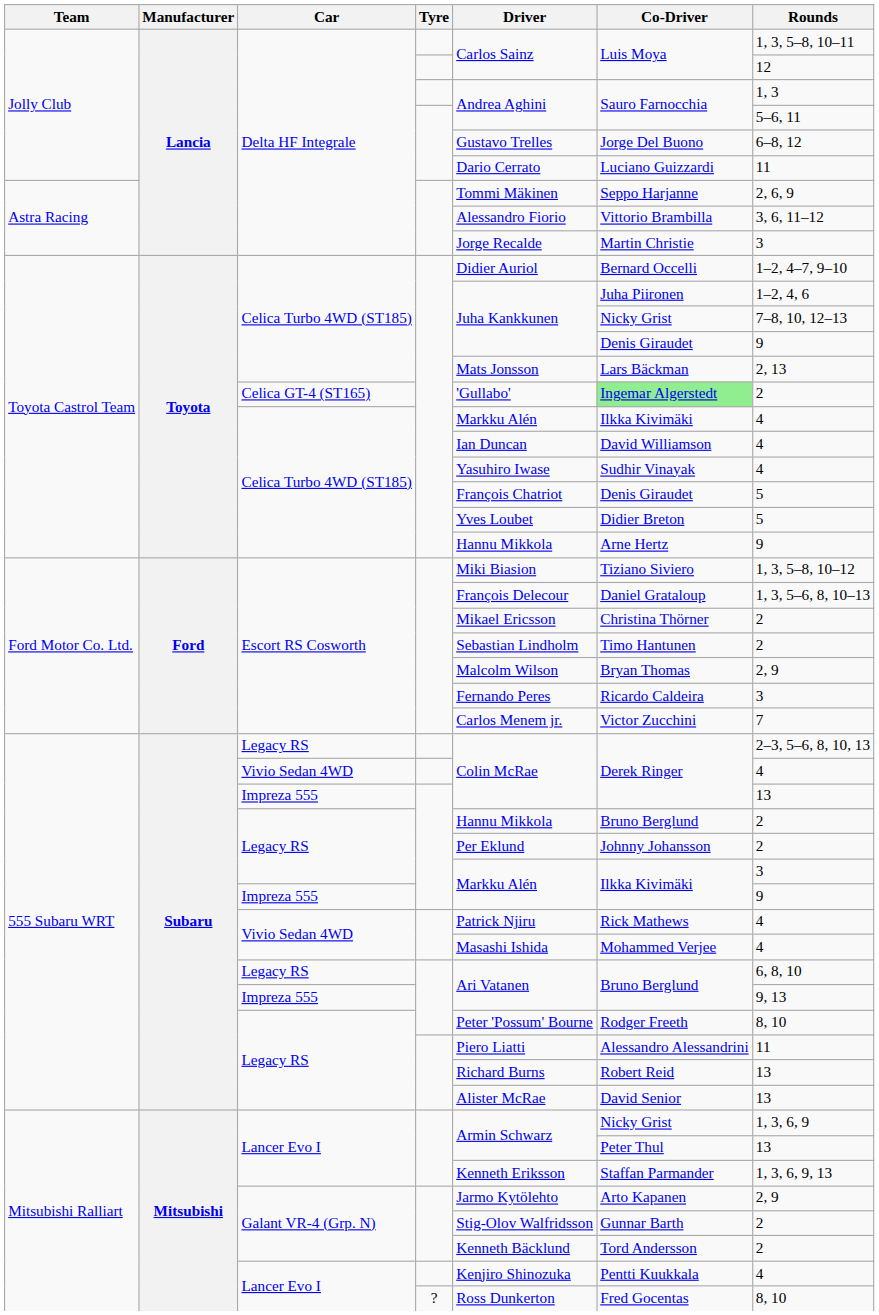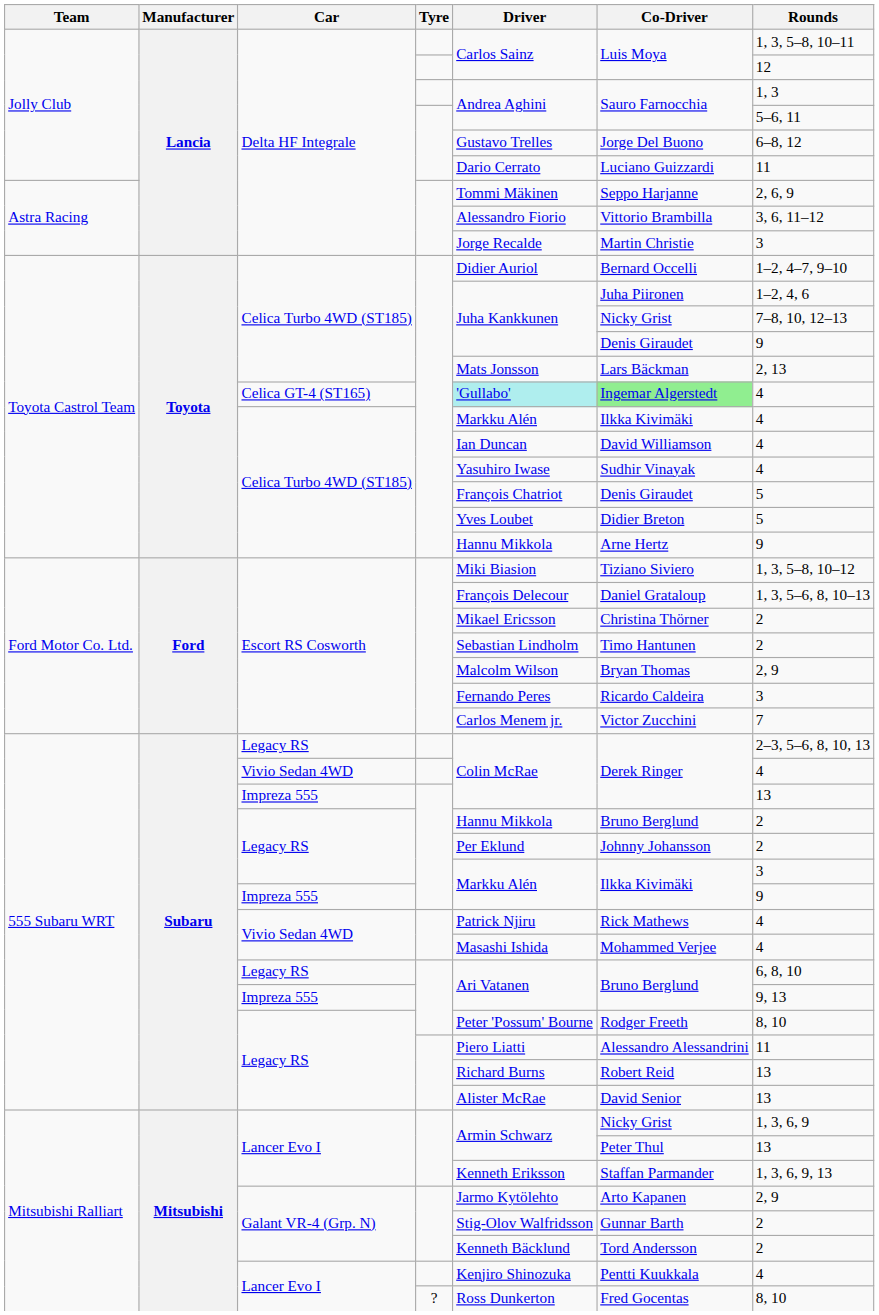(483, 393) no background -> (483, 393) paleturquoise background
(760, 393) 2 -> (760, 393) 4
